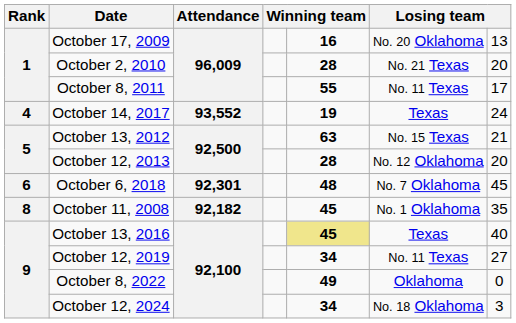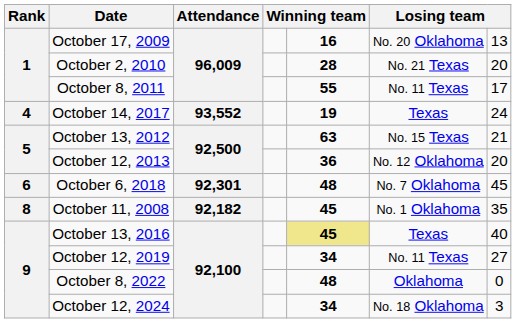(328, 161) 28 -> (328, 161) 36
(328, 281) 49 -> (328, 281) 48
